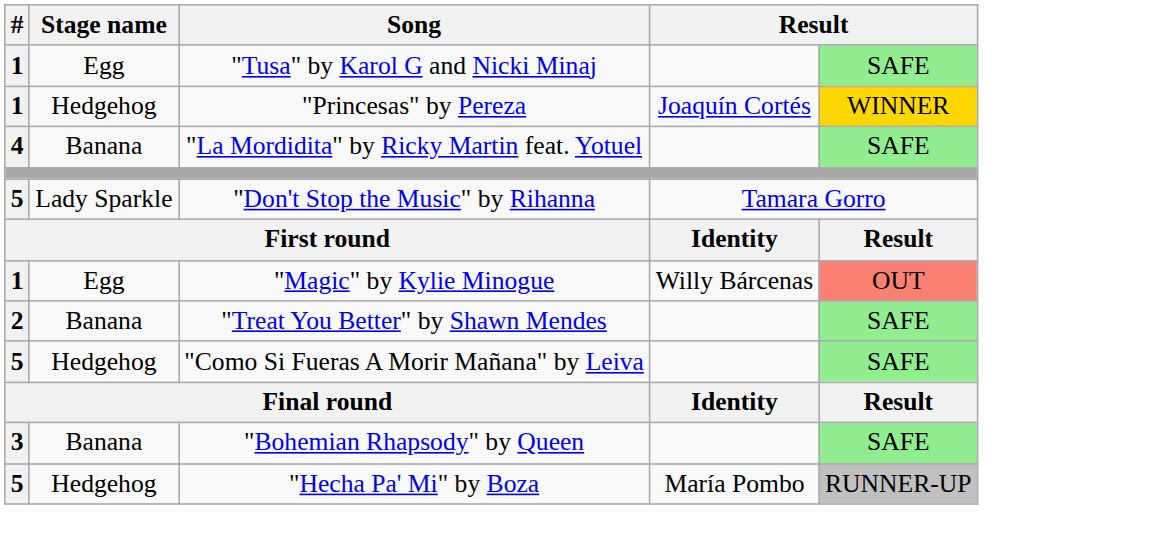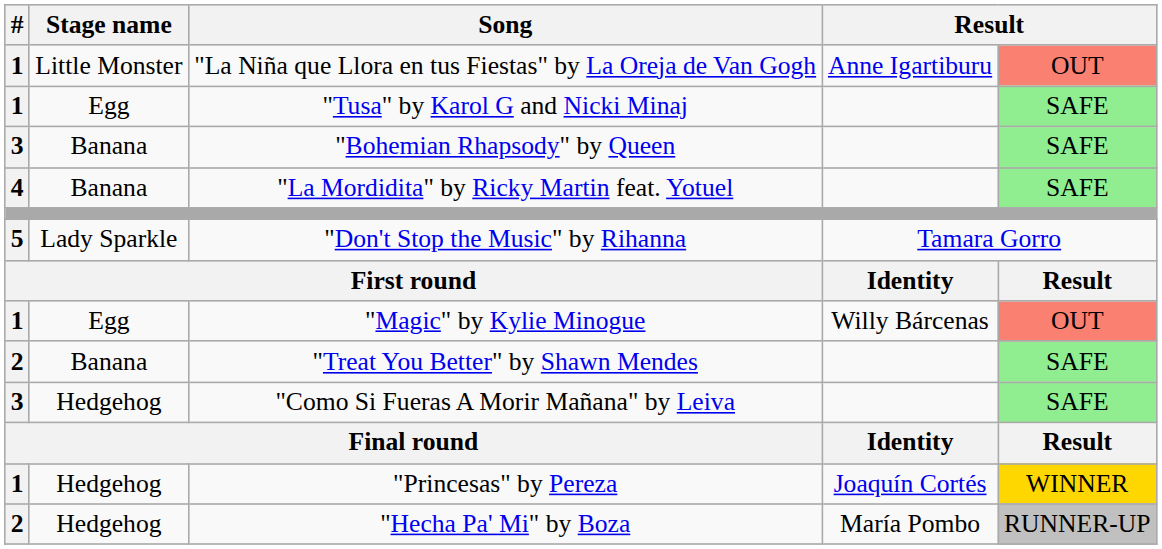+ row: (505, 65)
rows swapped: (414, 442) <-> (414, 106)
(17, 361) 5 -> (17, 402) 3
(17, 483) 5 -> (17, 523) 2
